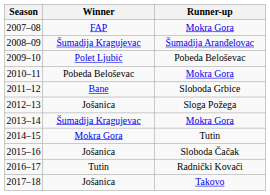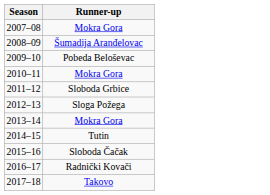- column: (99, 12)
